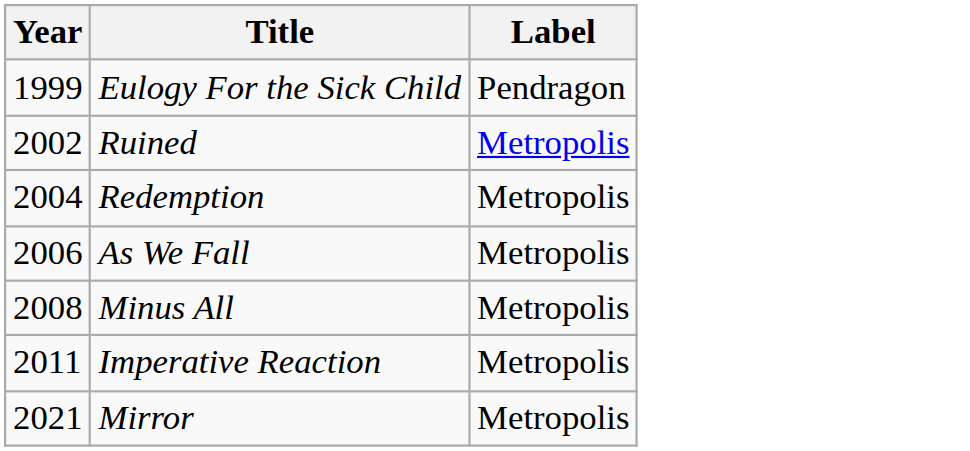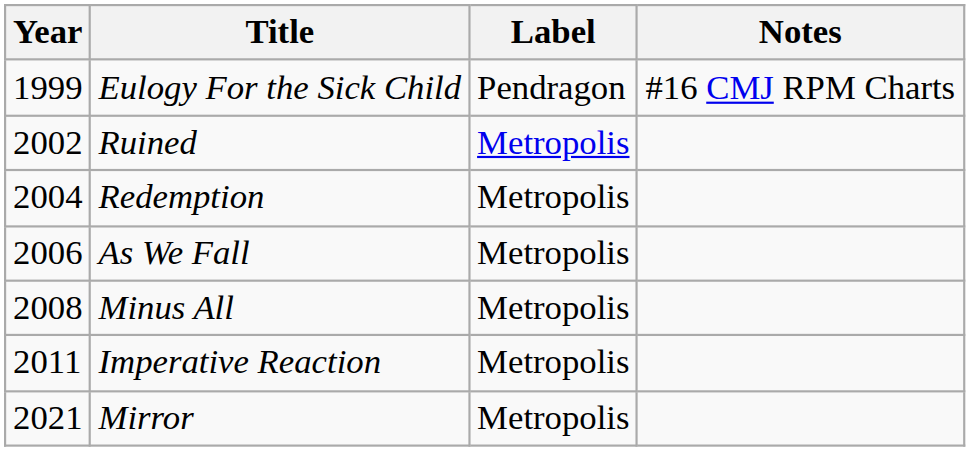+ column: (800, 32)
